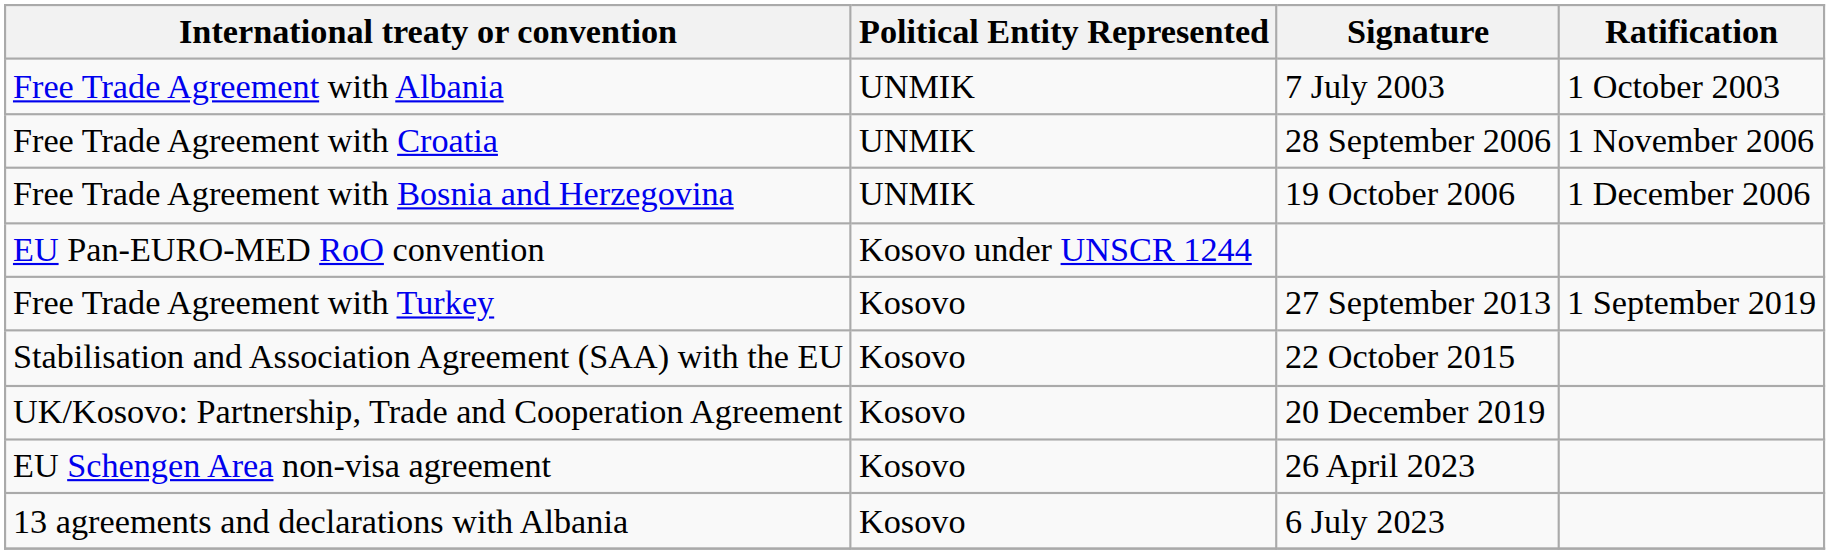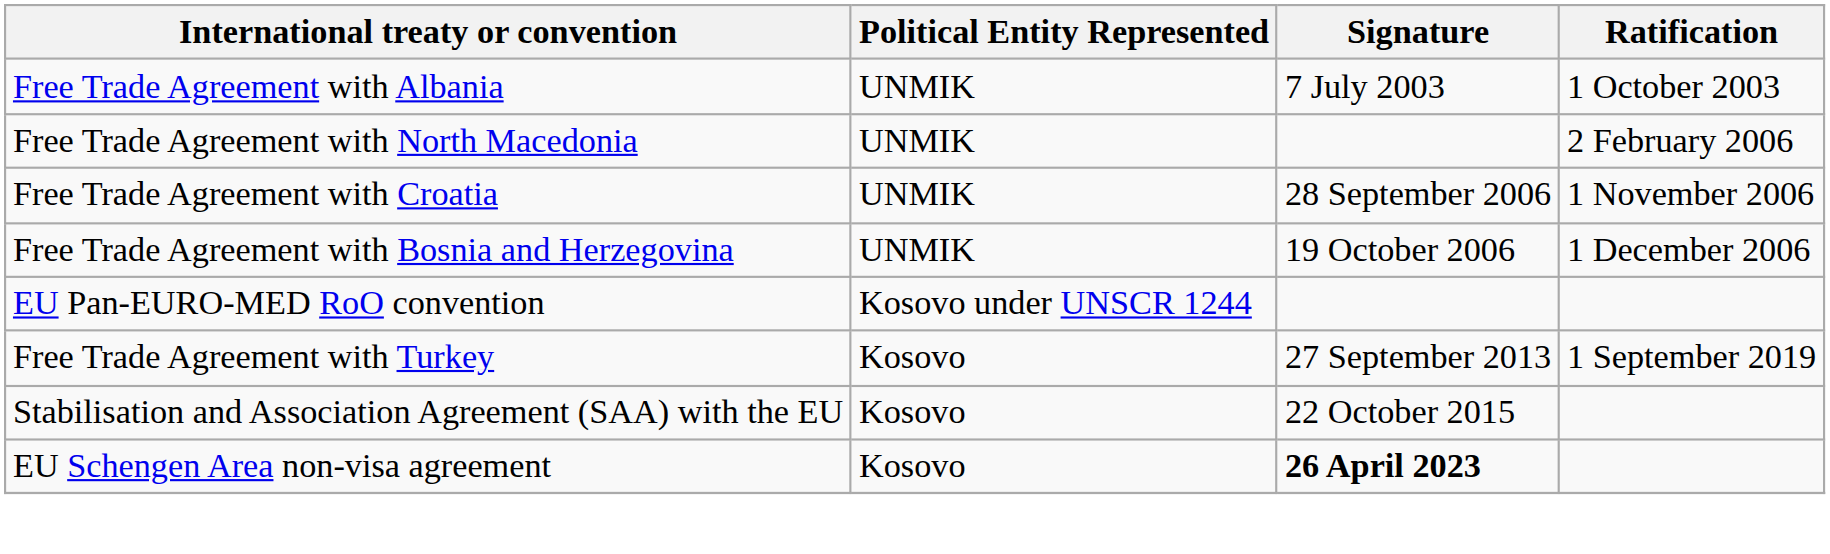+ row: (325, 140)
- row: (428, 411)
(1380, 466) normal -> (1383, 466) bold
- row: (321, 520)
